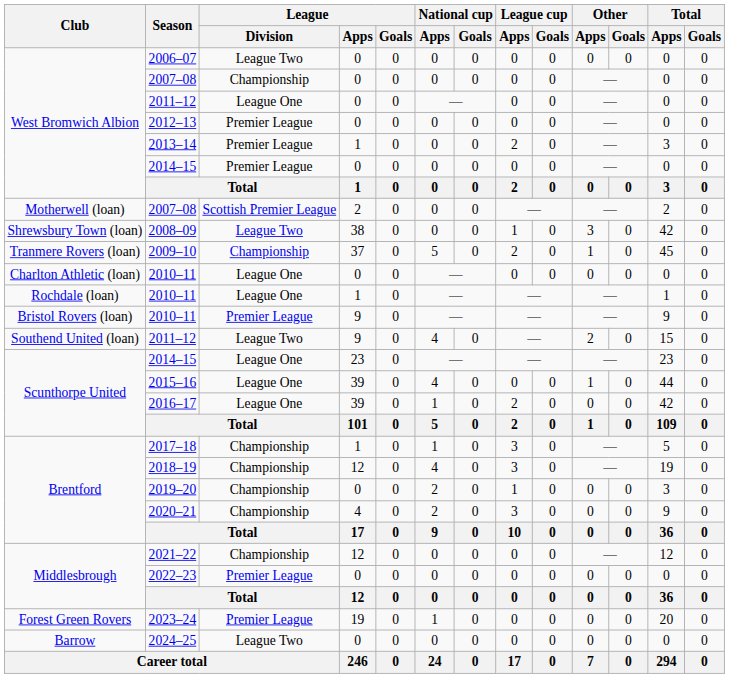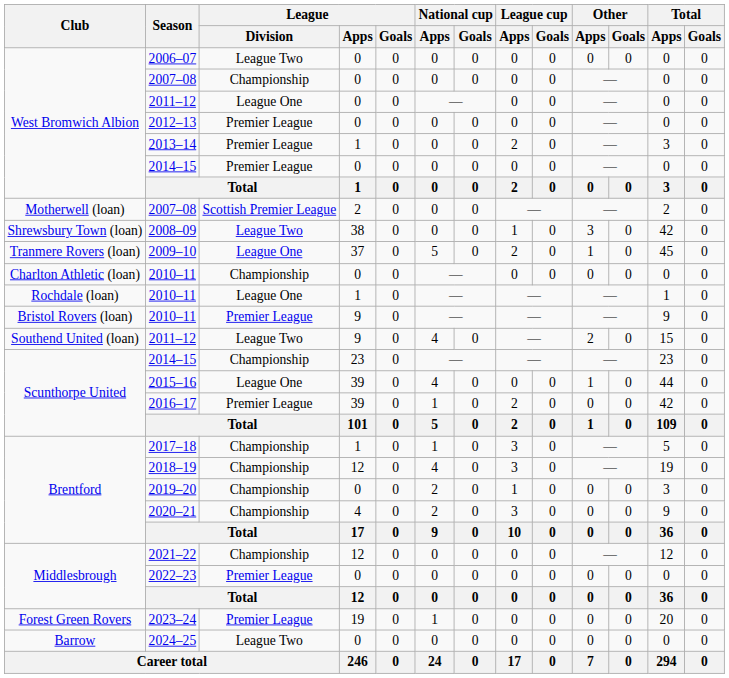(269, 252) Championship -> (269, 252) League One
(269, 274) League One -> (269, 274) Championship
(269, 360) League One -> (269, 360) Championship
(269, 403) League One -> (269, 403) Premier League
